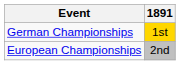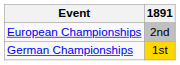rows swapped: (74, 50) <-> (70, 32)
